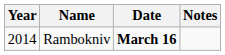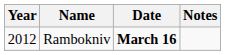(22, 38) 2014 -> (22, 38) 2012
